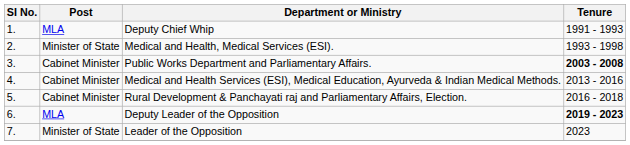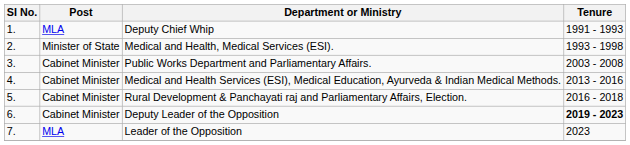(595, 64) bold -> (595, 64) normal
(53, 115) MLA -> (81, 115) Cabinet Minister
(81, 132) Minister of State -> (53, 132) MLA
